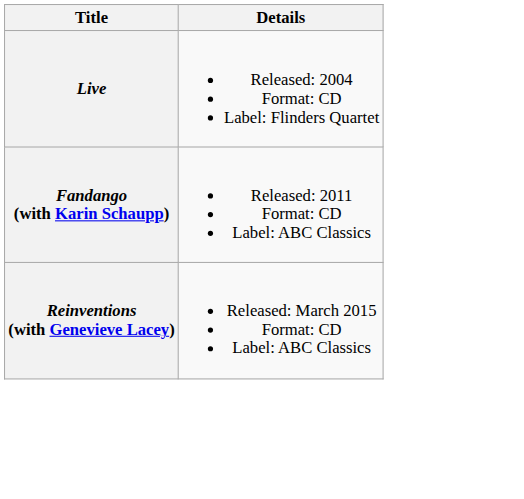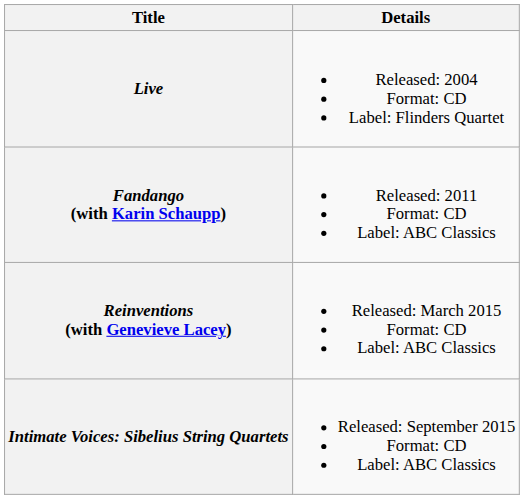+ row: (148, 436)
